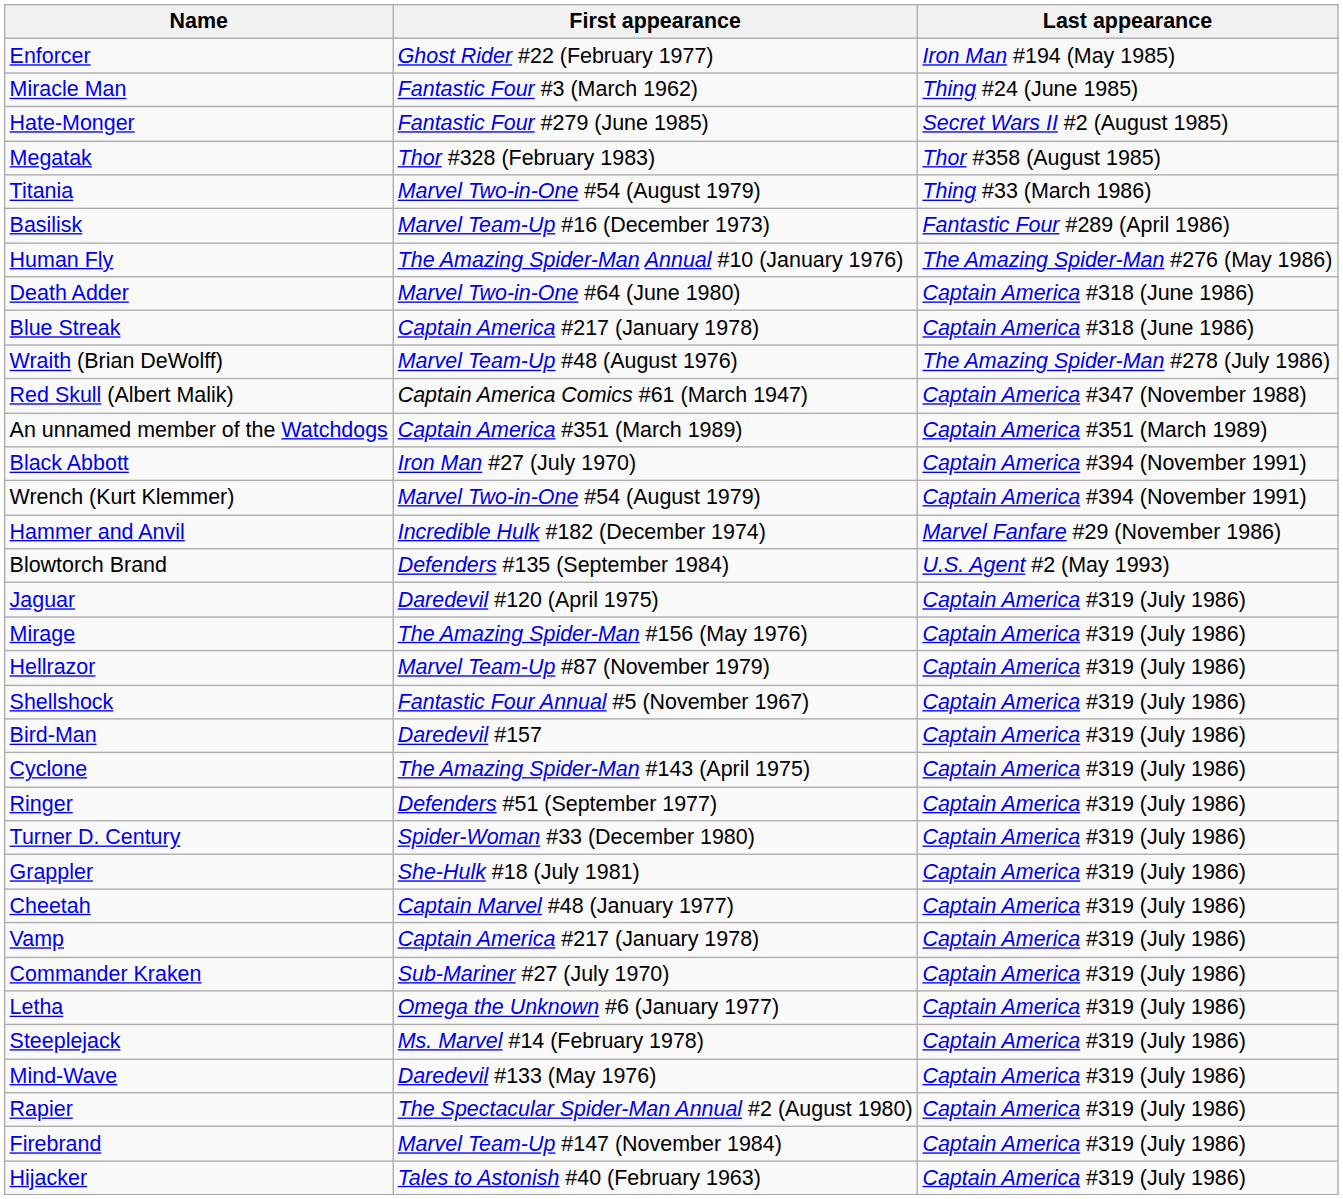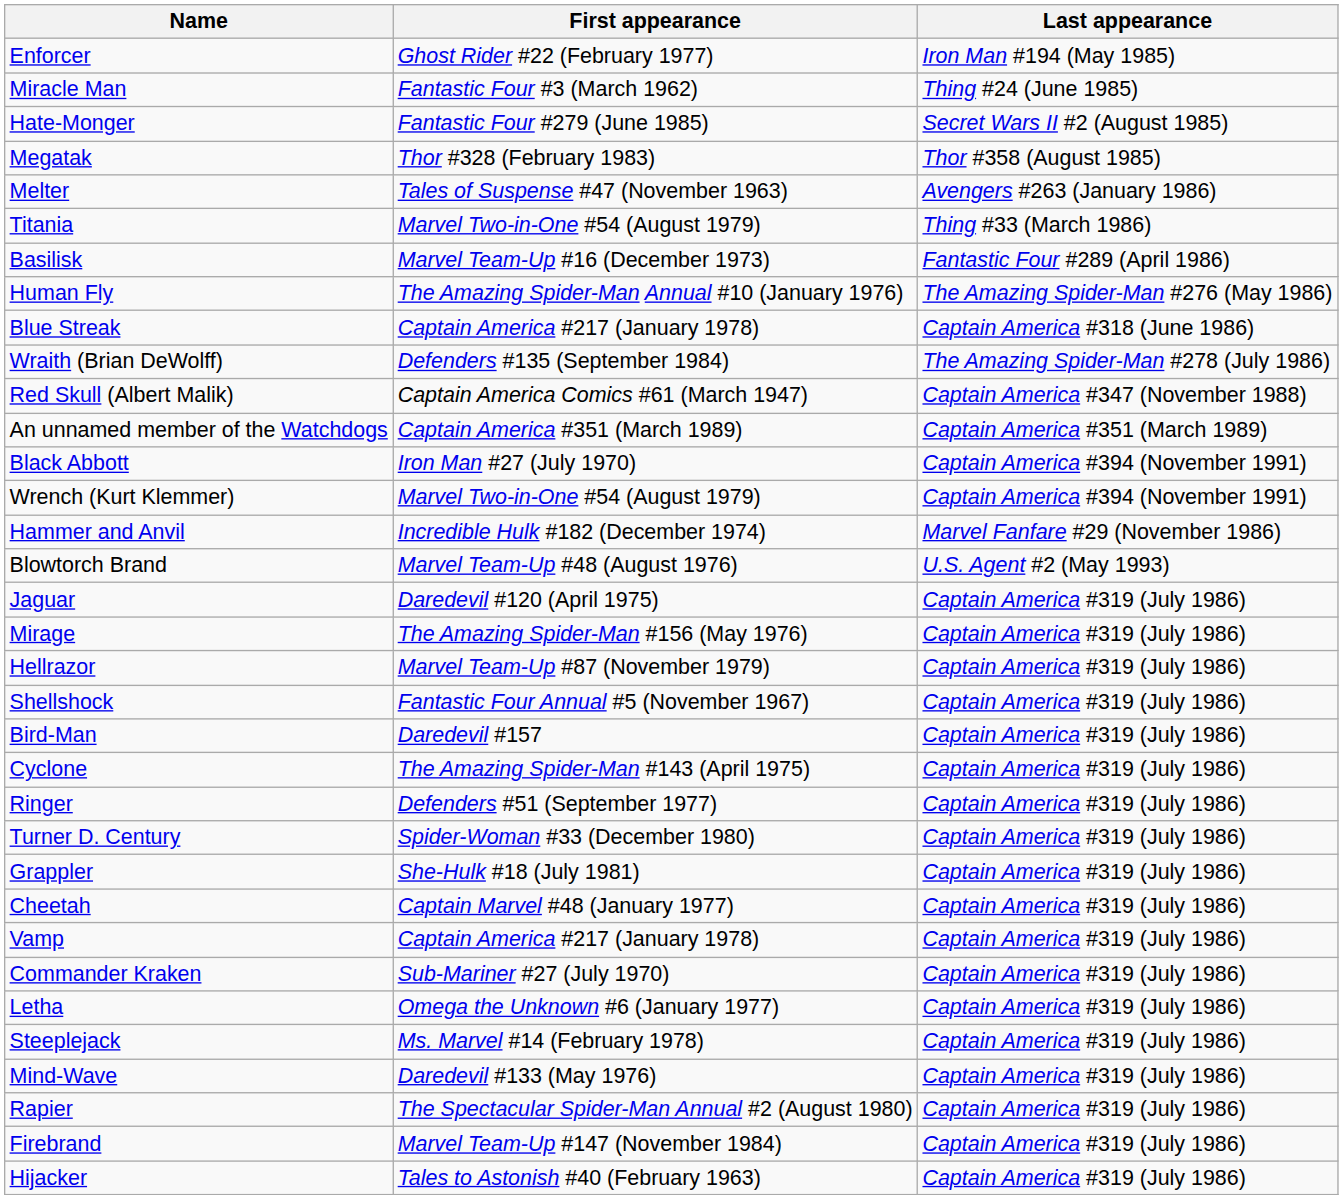+ row: (39, 191)
- row: (69, 293)
(568, 361) Marvel Team-Up #48 (August 1976) -> (563, 361) Defenders #135 (September 1984)
(563, 565) Defenders #135 (September 1984) -> (568, 565) Marvel Team-Up #48 (August 1976)
